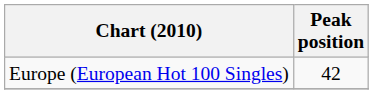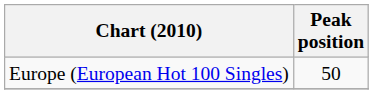(331, 72) 42 -> (331, 72) 50
